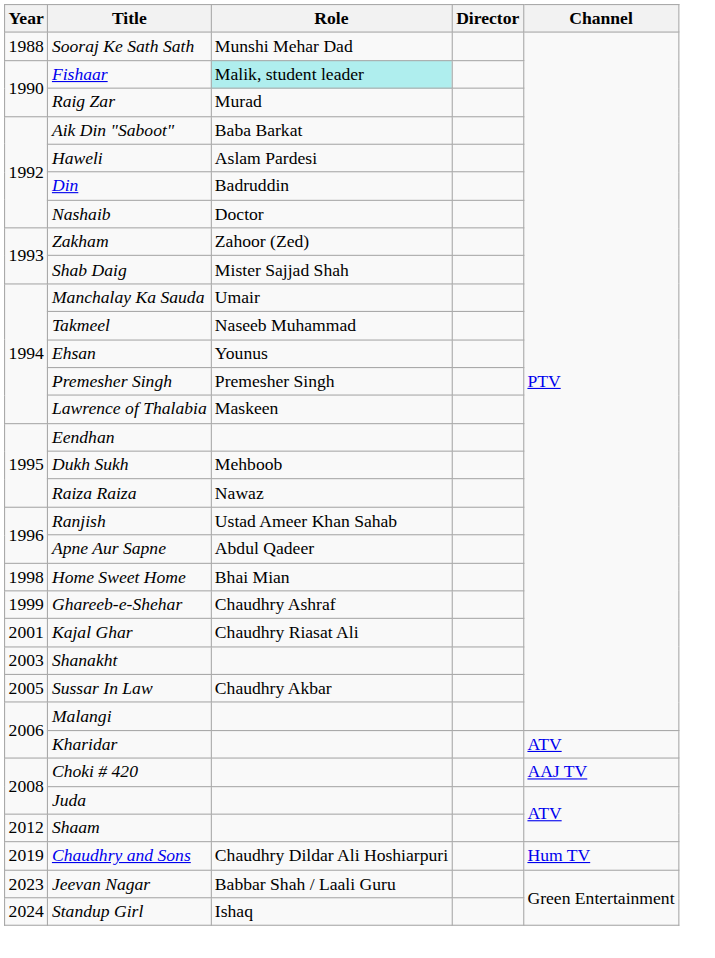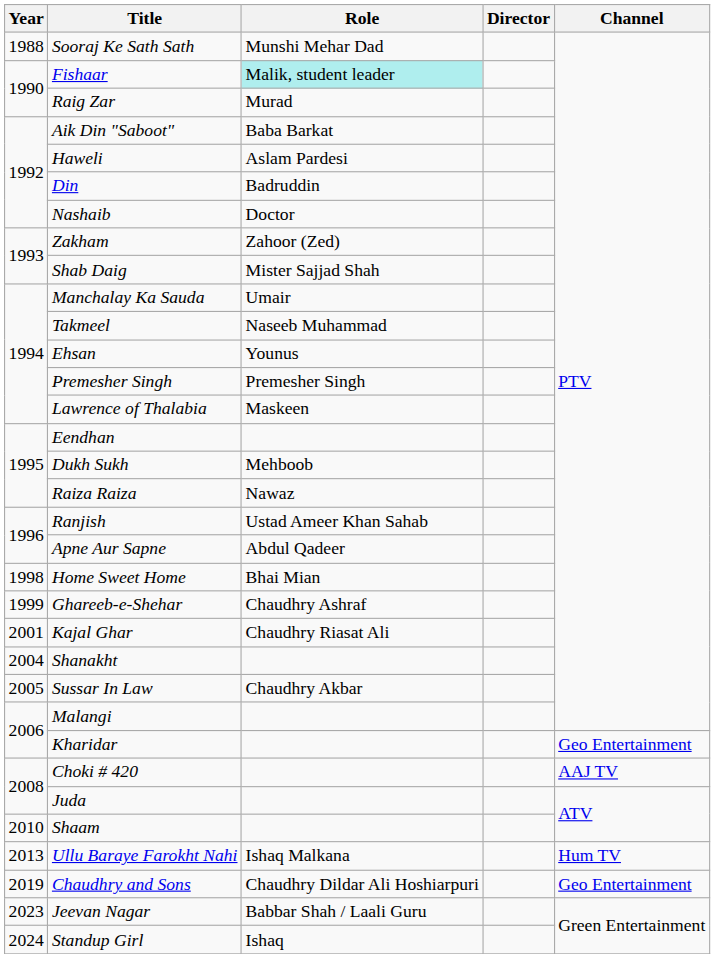(26, 660) 2003 -> (26, 660) 2004
(545, 744) ATV -> (625, 744) Geo Entertainment
(26, 827) 2012 -> (26, 827) 2010
+ row: (145, 855)
(559, 855) Hum TV -> (625, 883) Geo Entertainment
